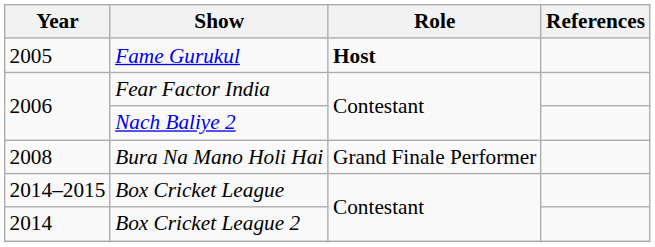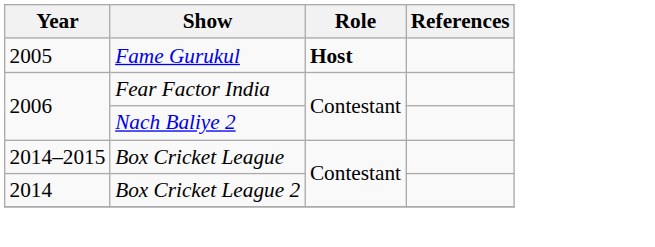- row: (219, 156)
